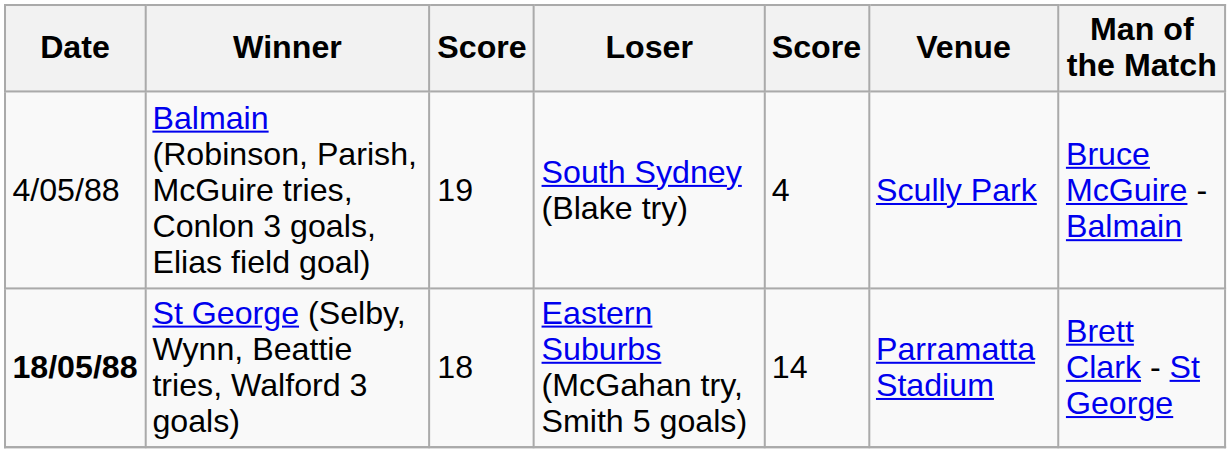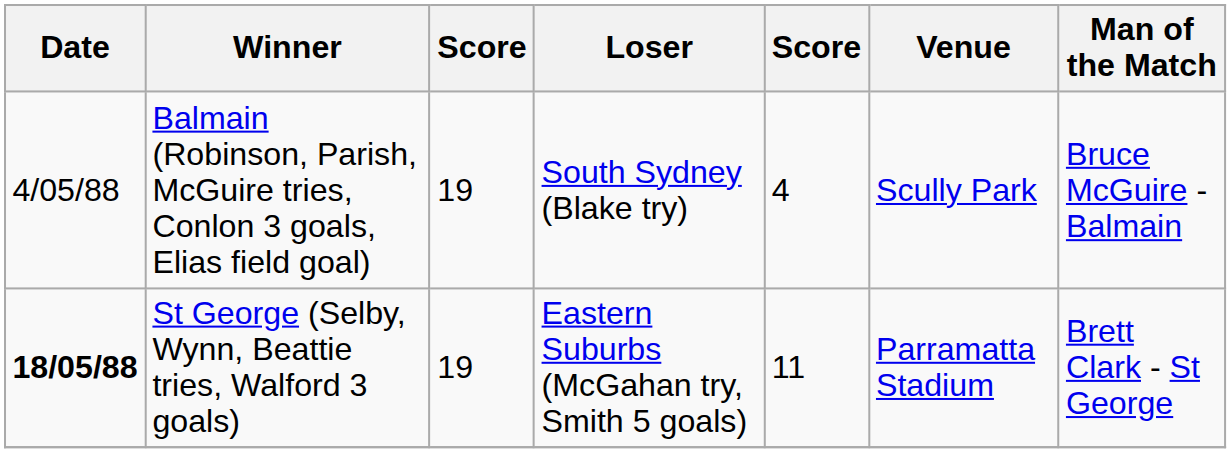(455, 367) 18 -> (455, 367) 19
(790, 367) 14 -> (788, 367) 11
